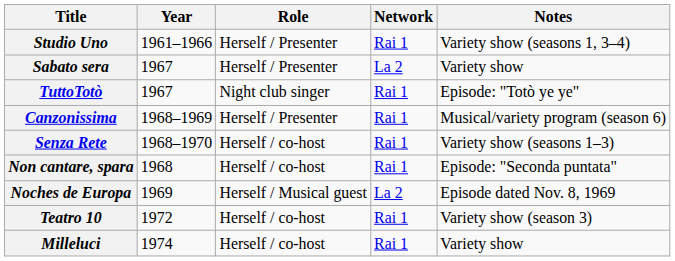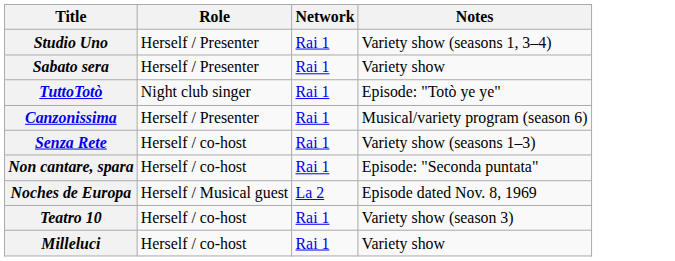- column: (176, 17)
(388, 67) La 2 -> (312, 67) Rai 1
